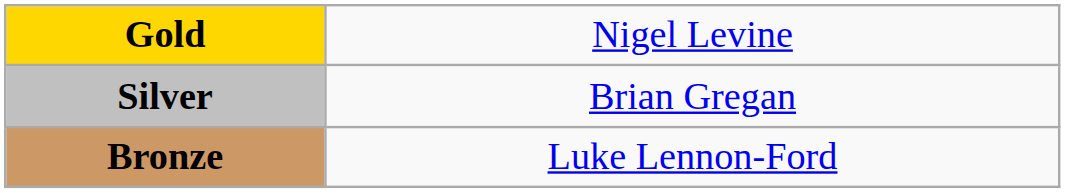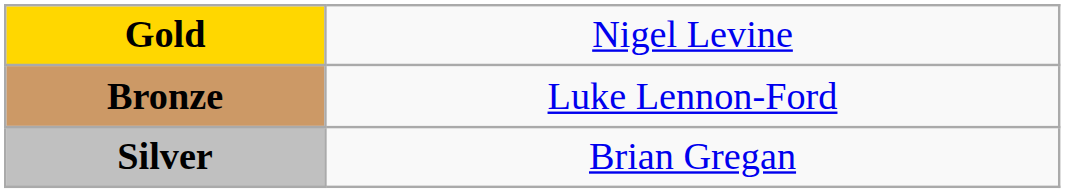rows swapped: (165, 95) <-> (165, 156)
